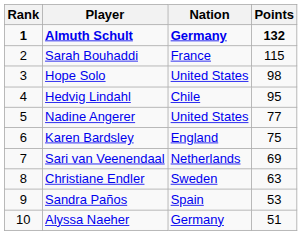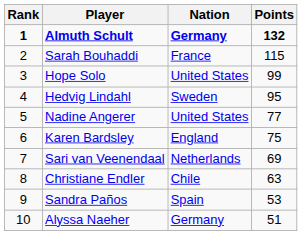(274, 76) 98 -> (274, 76) 99
(185, 96) Chile -> (194, 96) Sweden
(194, 179) Sweden -> (185, 179) Chile
